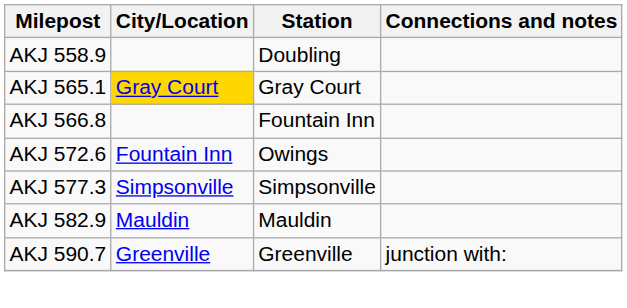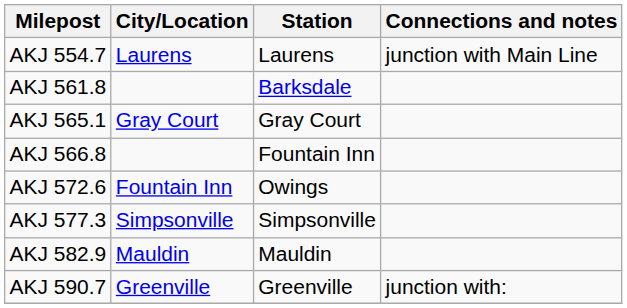+ row: (58, 54)
- row: (58, 54)
+ row: (58, 87)
(167, 87) gold background -> (167, 120) no background
